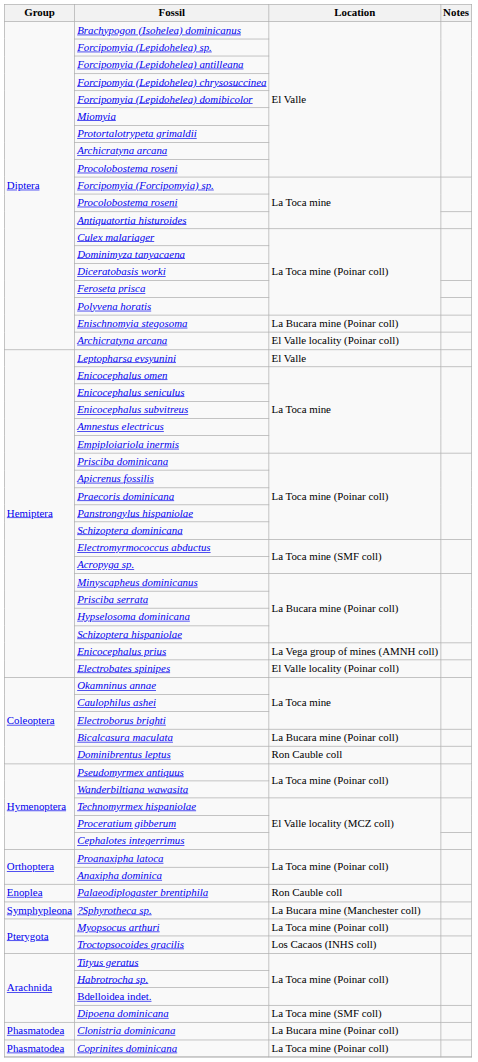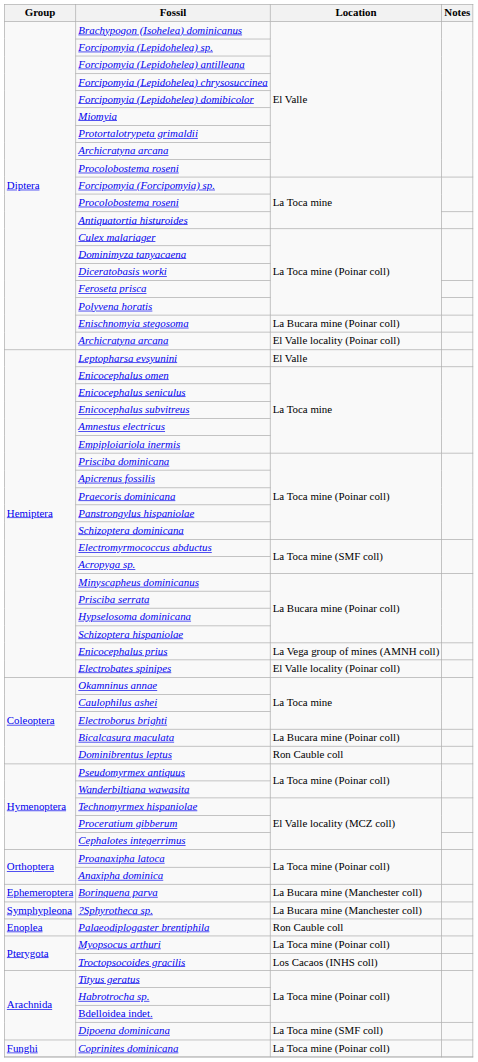+ row: (118, 893)
rows swapped: (143, 893) <-> (114, 910)
- row: (126, 1031)
(36, 1048) Phasmatodea -> (22, 1048) Funghi
